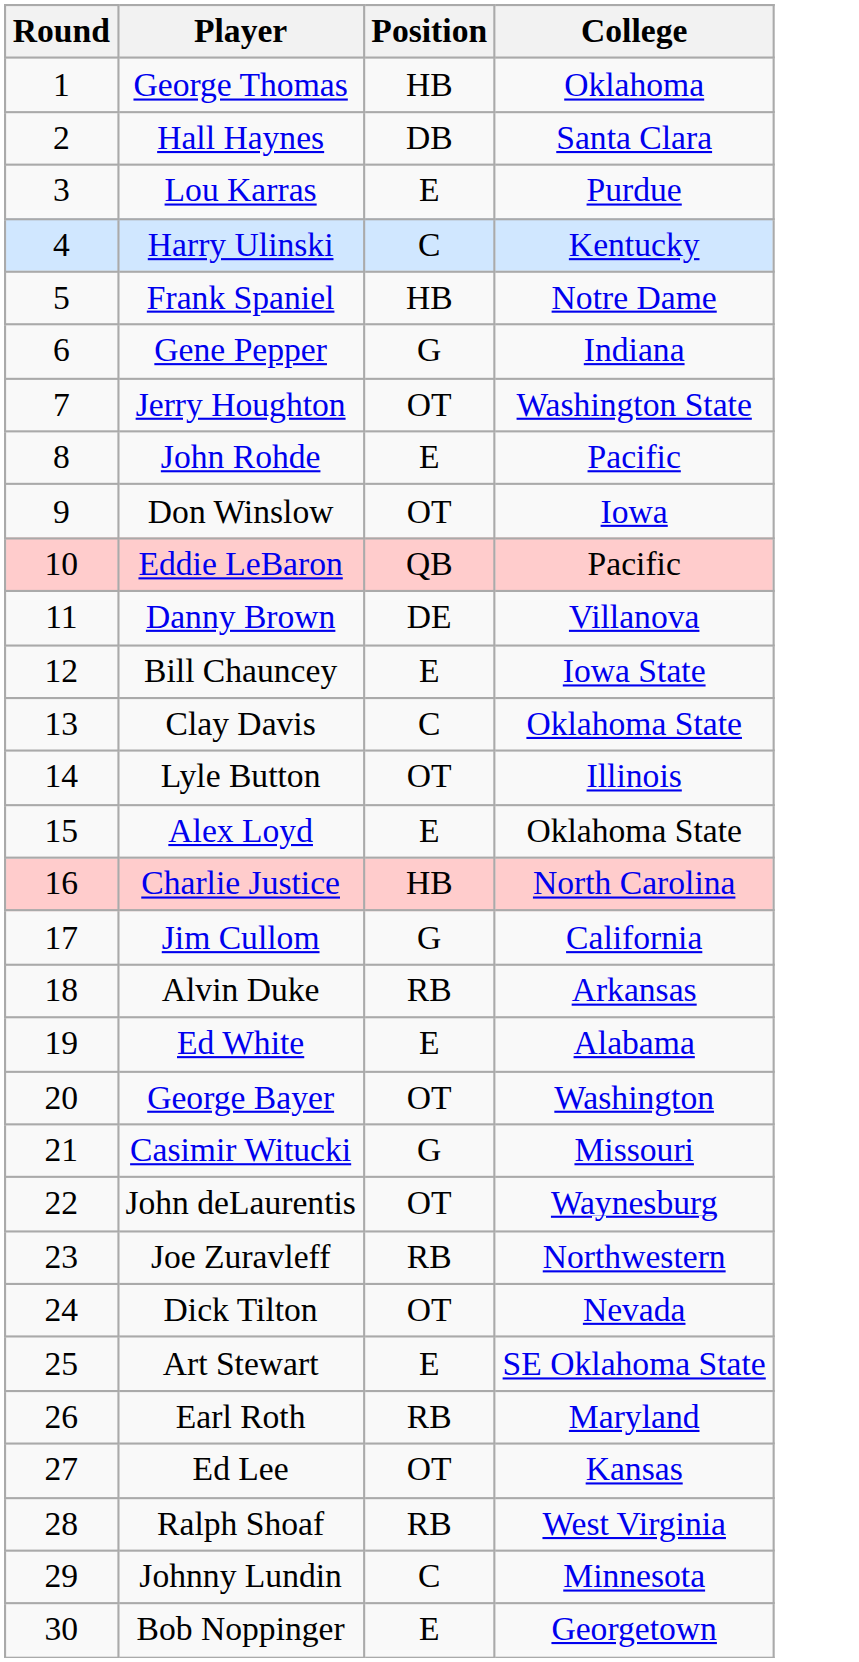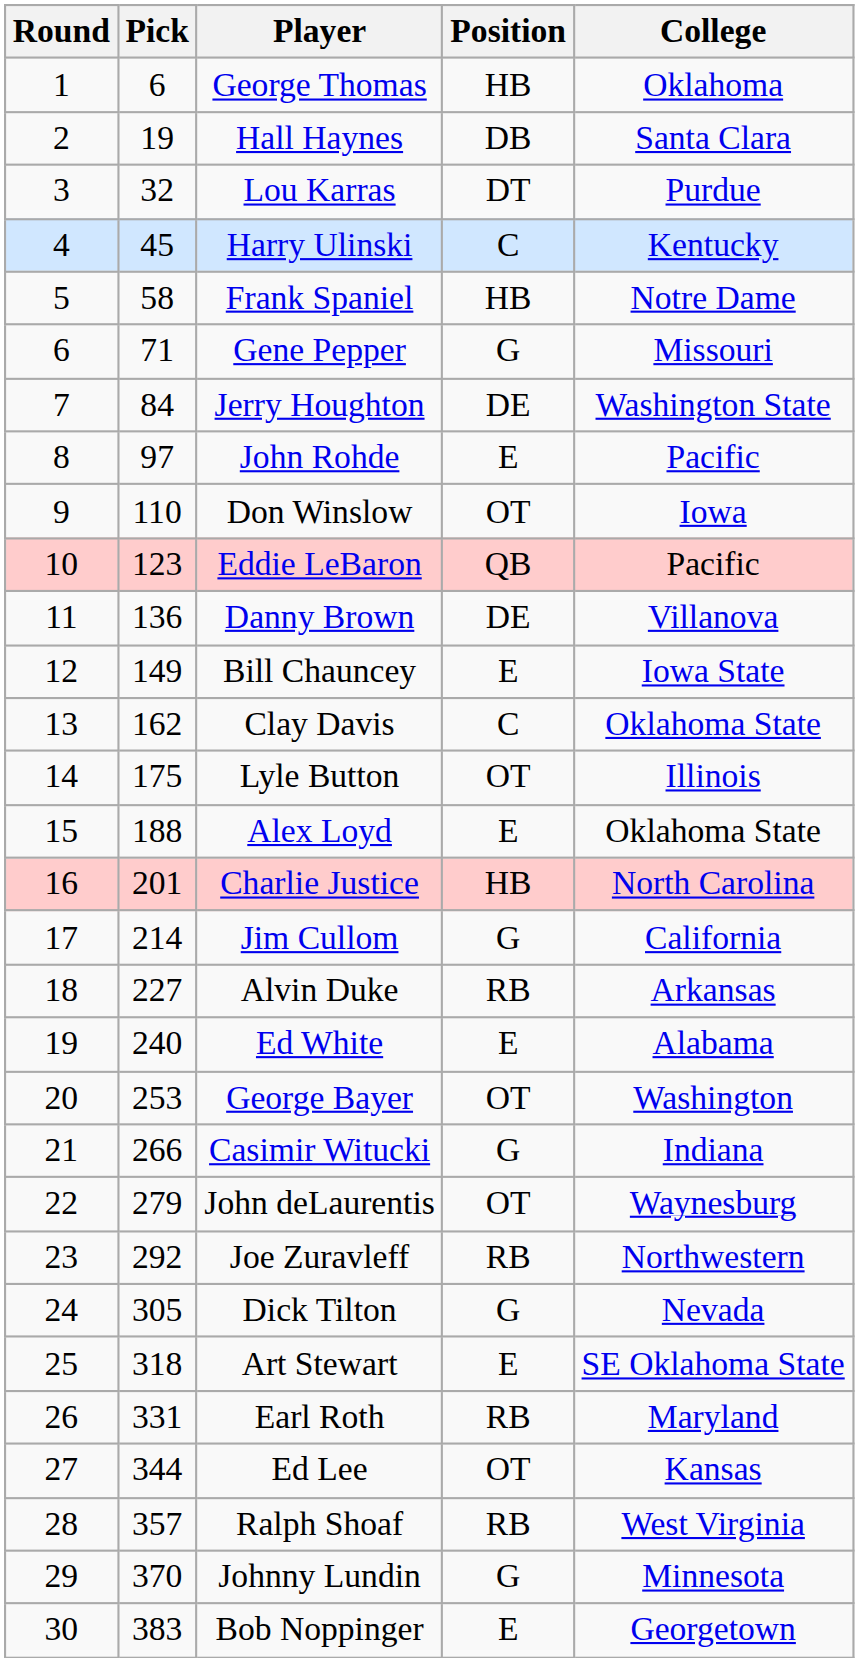+ column: (157, 31)
(429, 191) E -> (508, 191) DT
(634, 350) Indiana -> (713, 350) Missouri
(429, 404) OT -> (508, 404) DE
(634, 1150) Missouri -> (713, 1150) Indiana
(429, 1310) OT -> (508, 1310) G
(429, 1576) C -> (508, 1576) G
